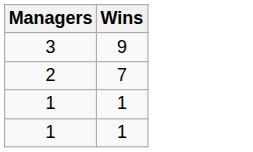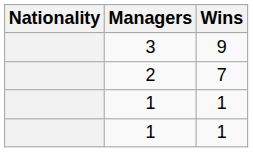+ column: (54, 18)
